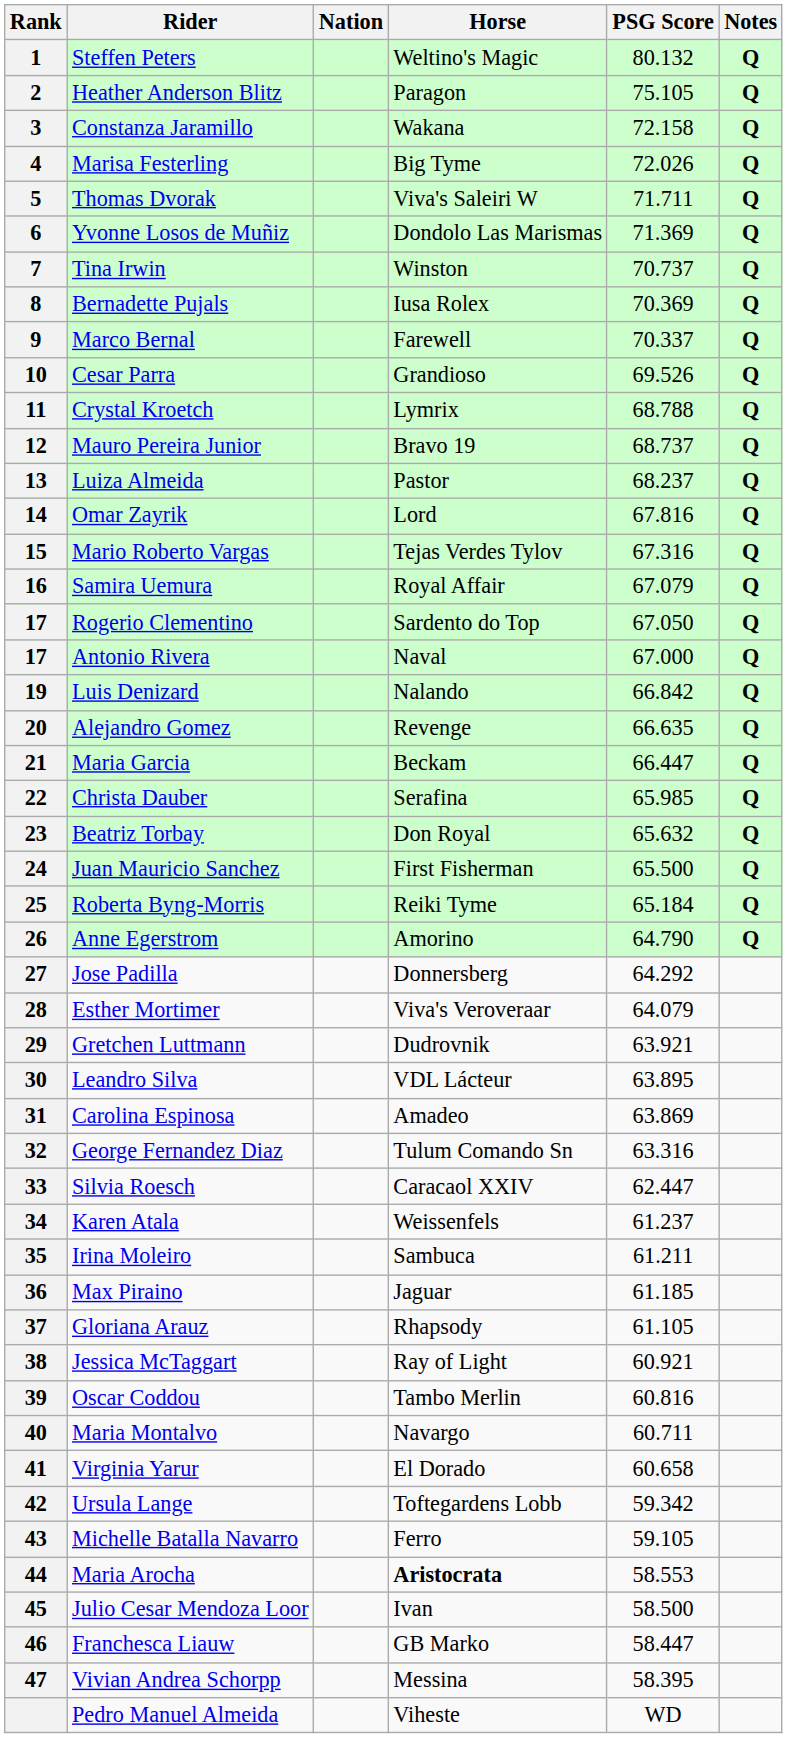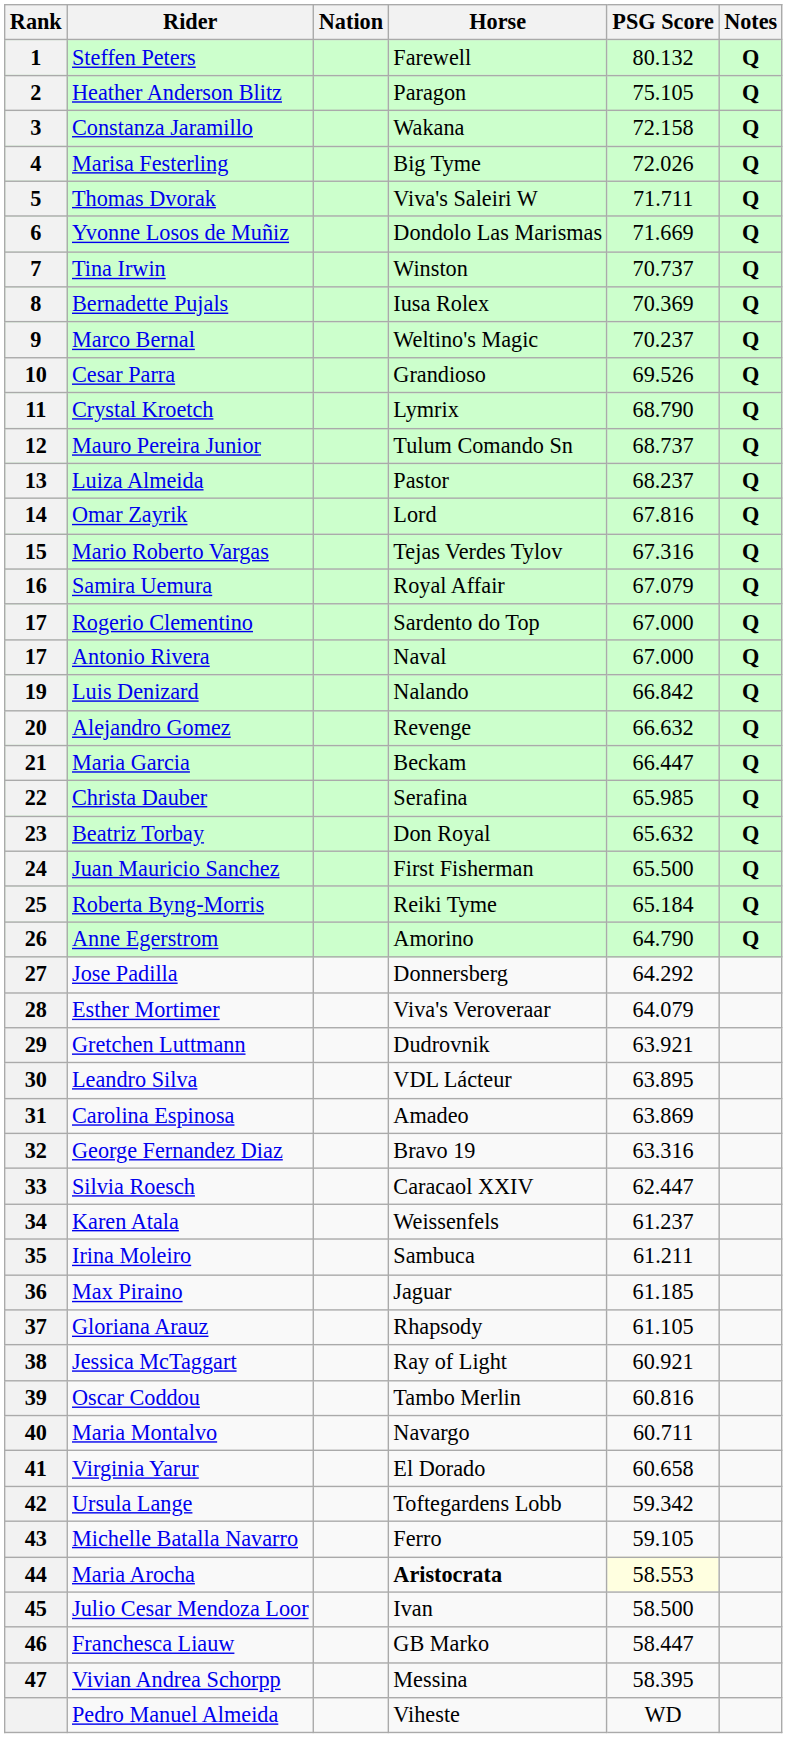(466, 57) Weltino's Magic -> (432, 57) Farewell
(663, 233) 71.369 -> (663, 233) 71.669
(432, 339) Farewell -> (466, 339) Weltino's Magic
(663, 339) 70.337 -> (663, 339) 70.237
(663, 410) 68.788 -> (663, 410) 68.790
(434, 445) Bravo 19 -> (483, 445) Tulum Comando Sn
(663, 621) 67.050 -> (663, 621) 67.000
(663, 727) 66.635 -> (663, 727) 66.632
(483, 1150) Tulum Comando Sn -> (434, 1150) Bravo 19
(663, 1574) no background -> (663, 1574) lightyellow background
